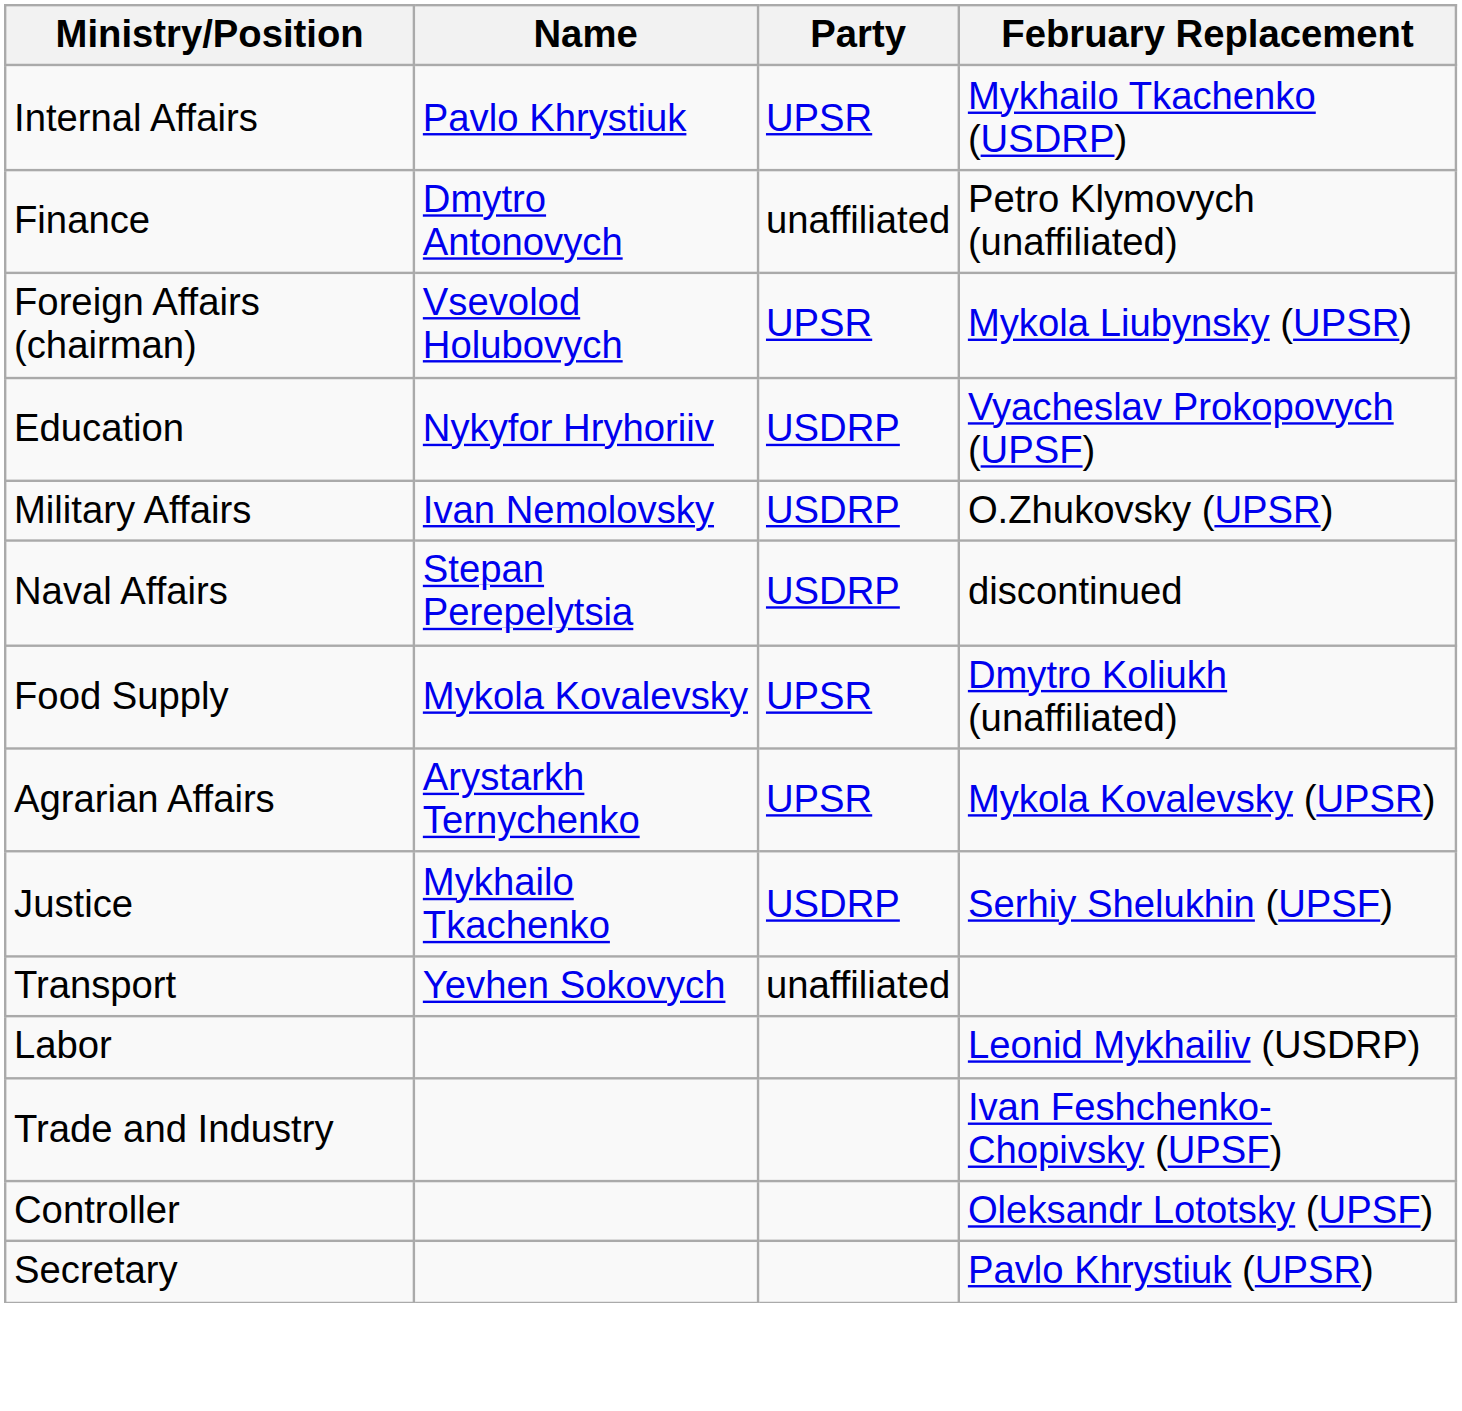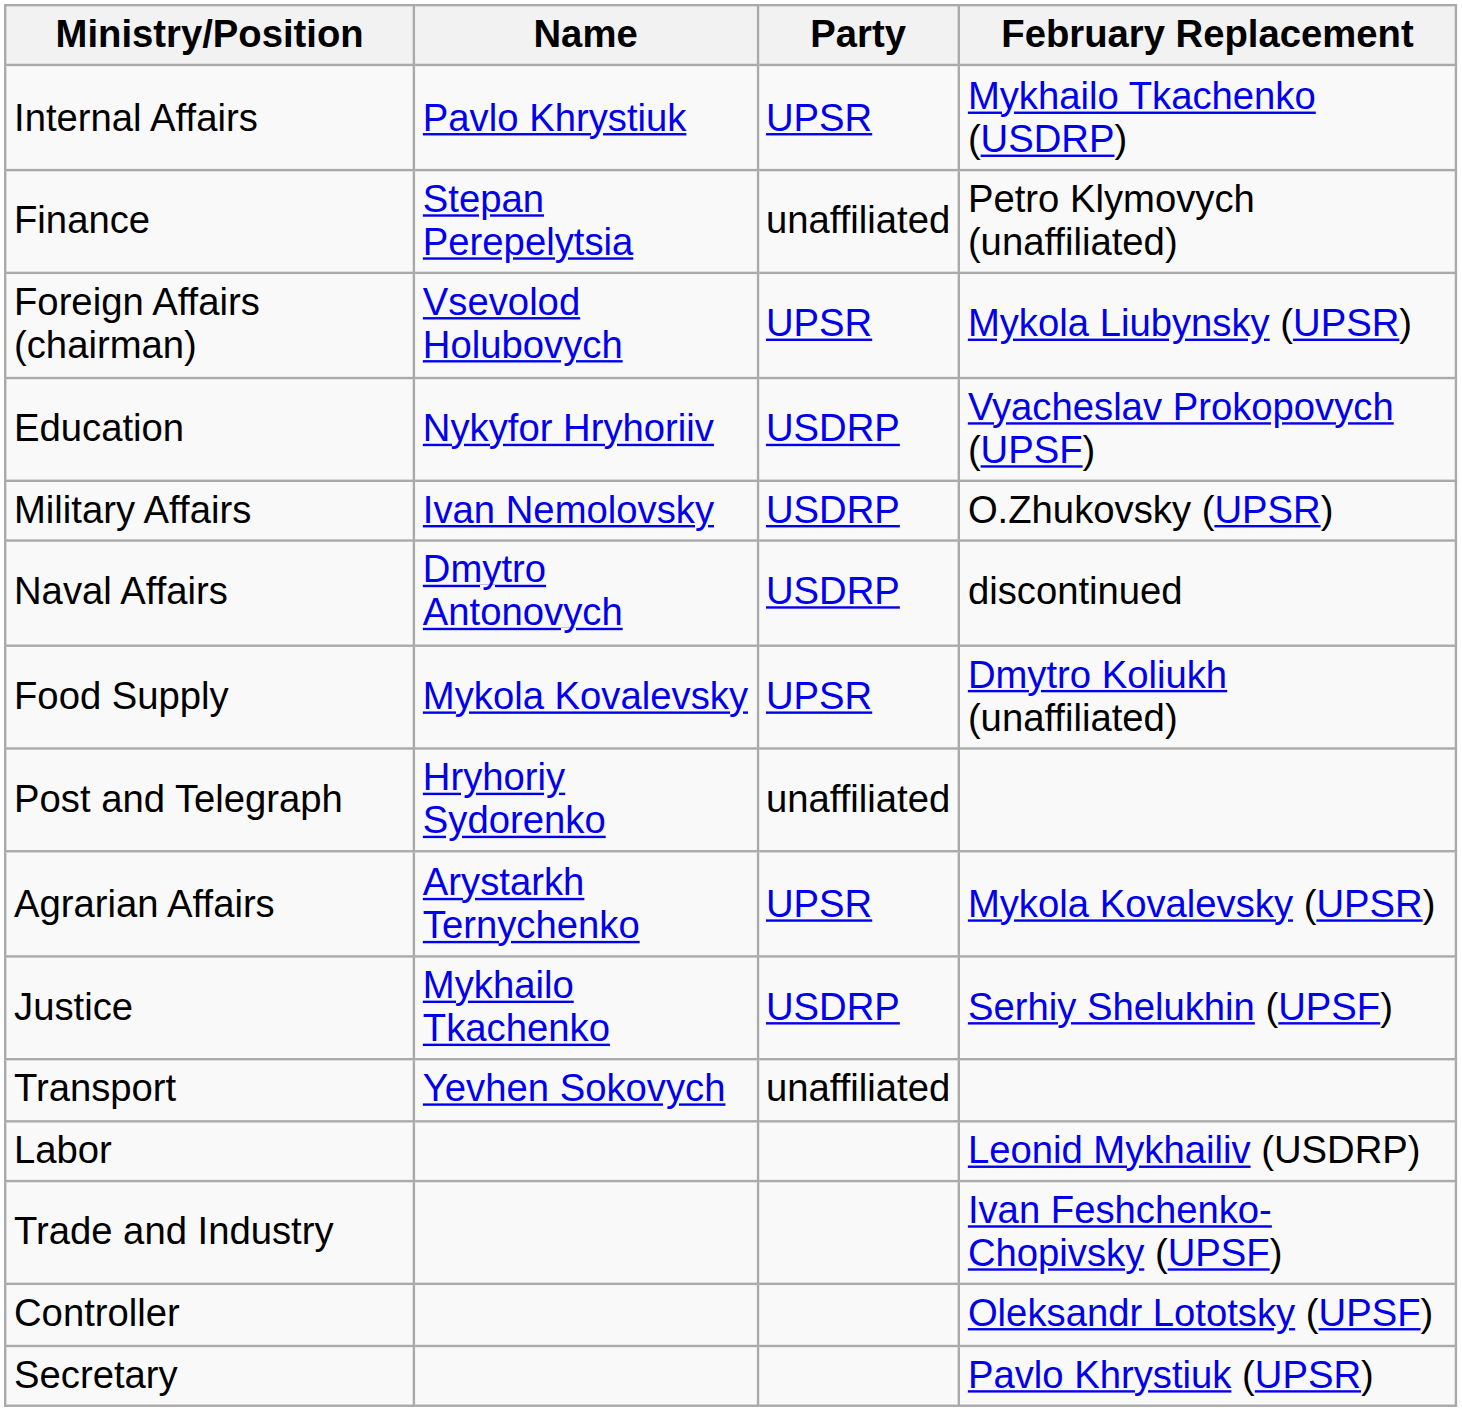(523, 220) Dmytro Antonovych -> (528, 220) Stepan Perepelytsia
(528, 592) Stepan Perepelytsia -> (523, 592) Dmytro Antonovych
+ row: (178, 799)
